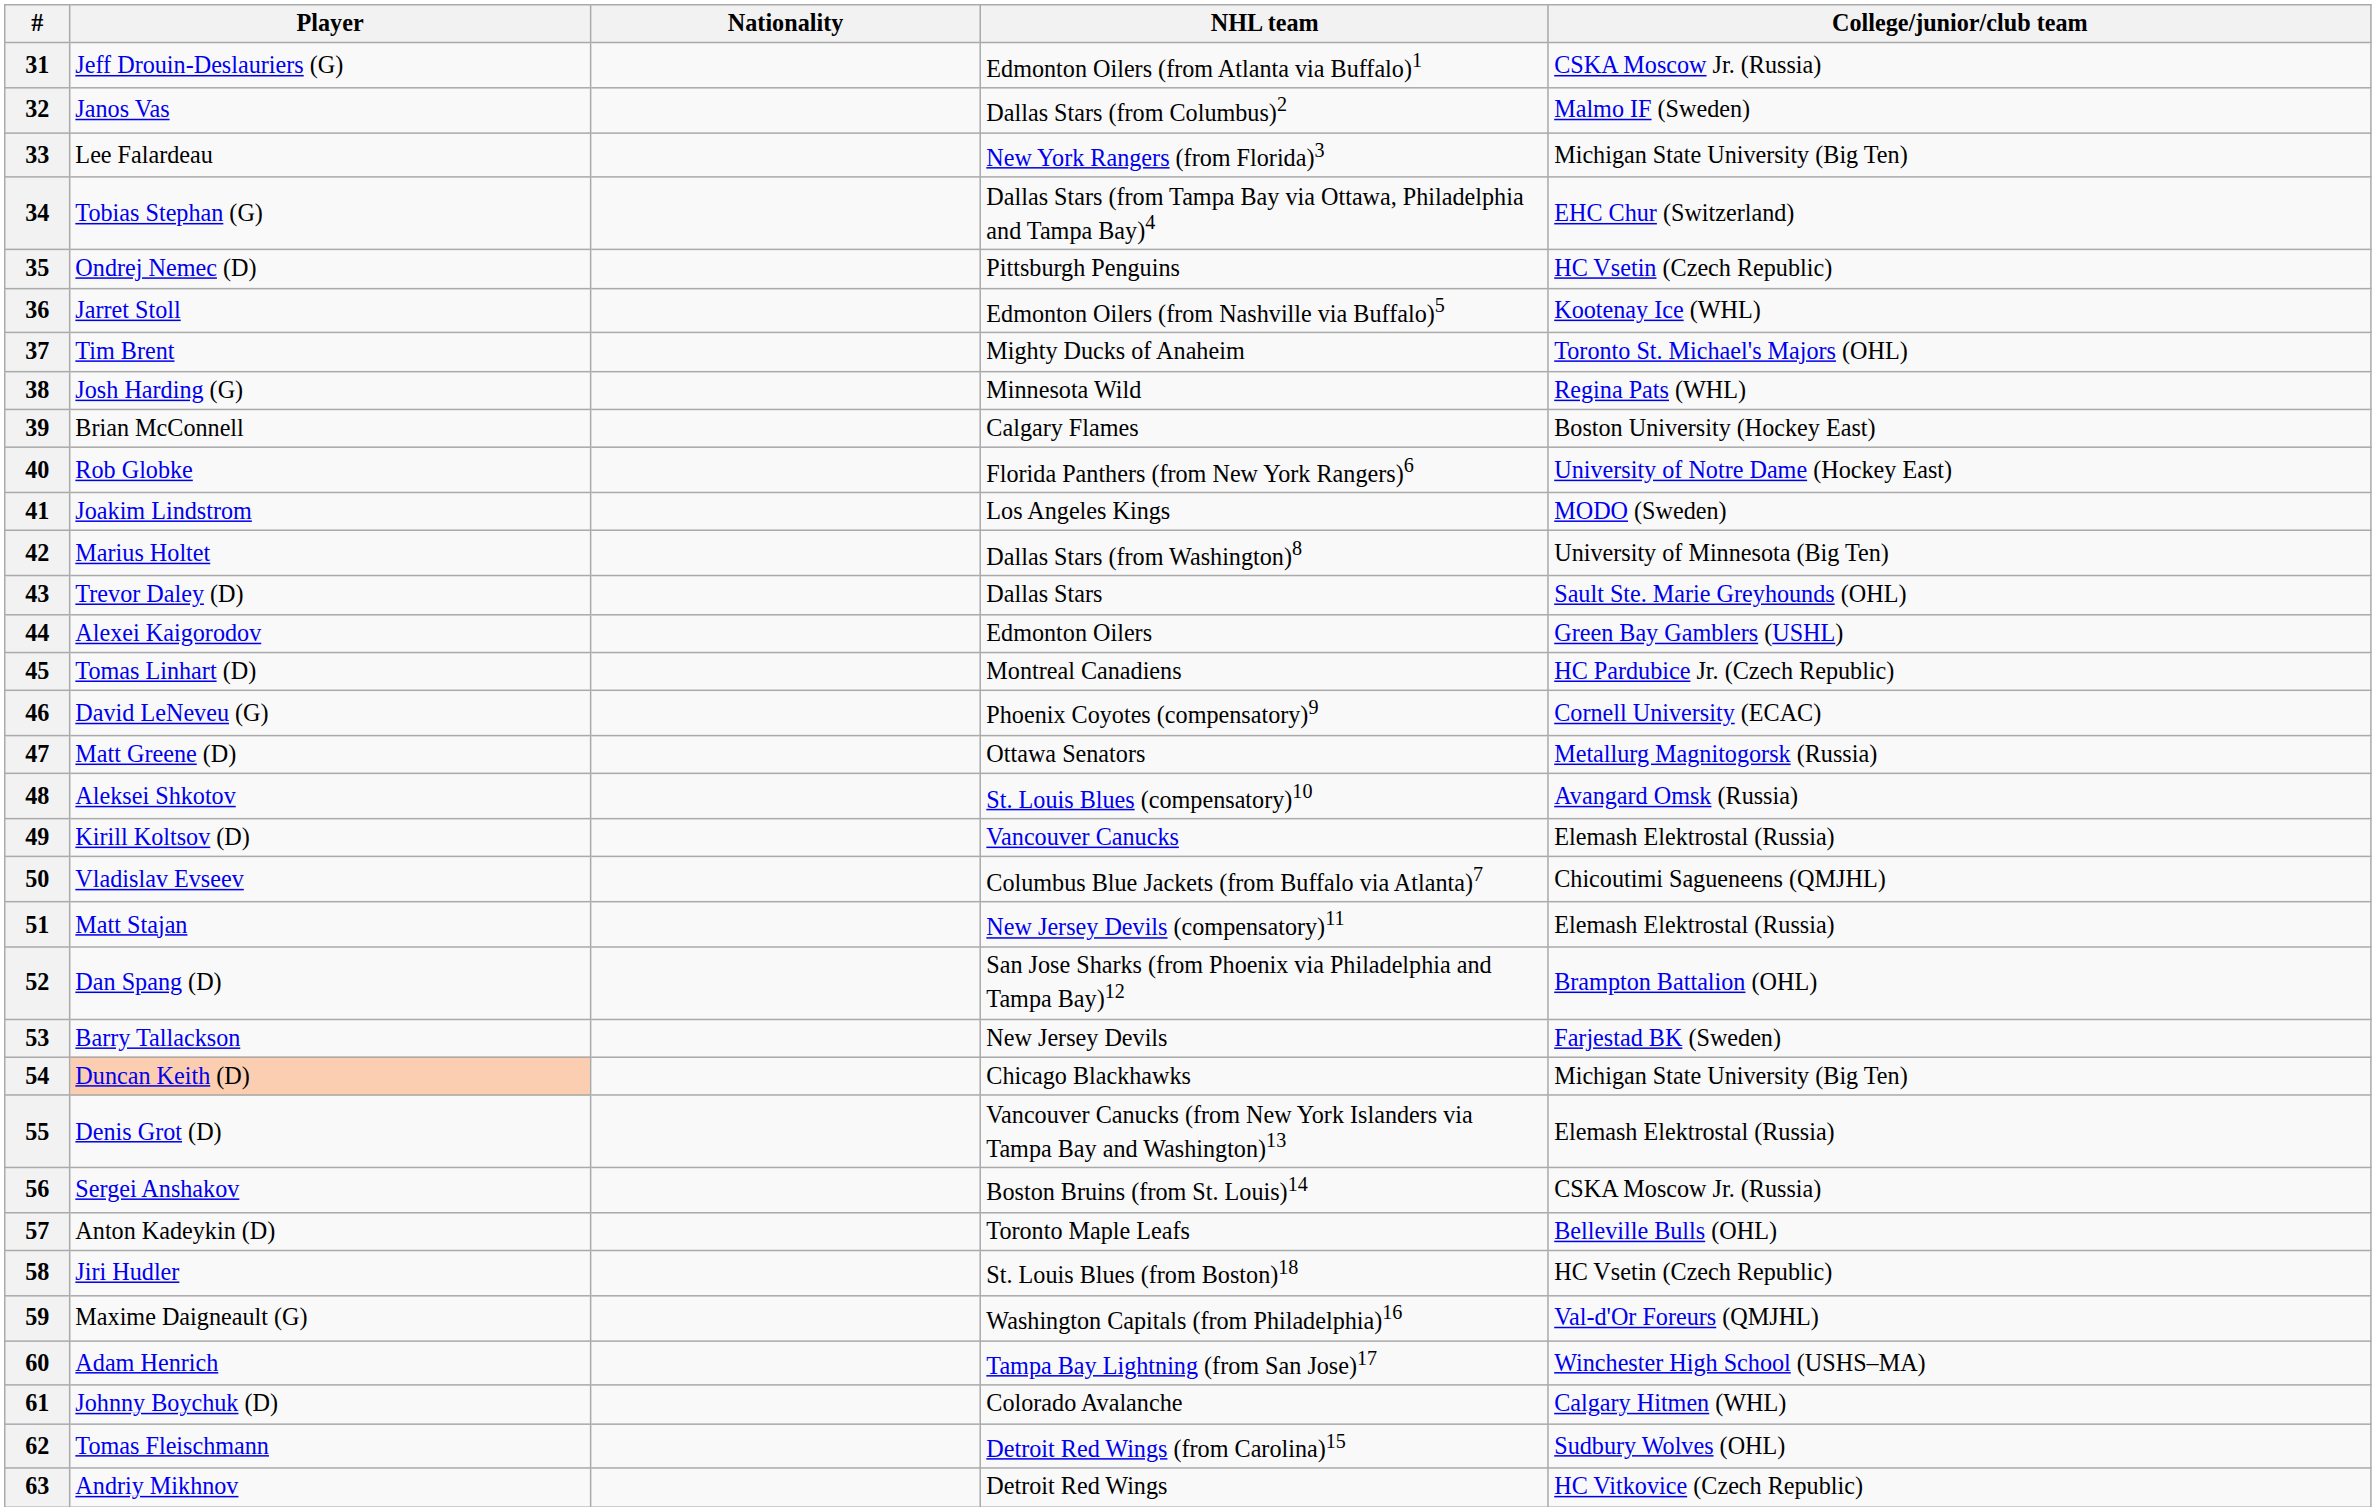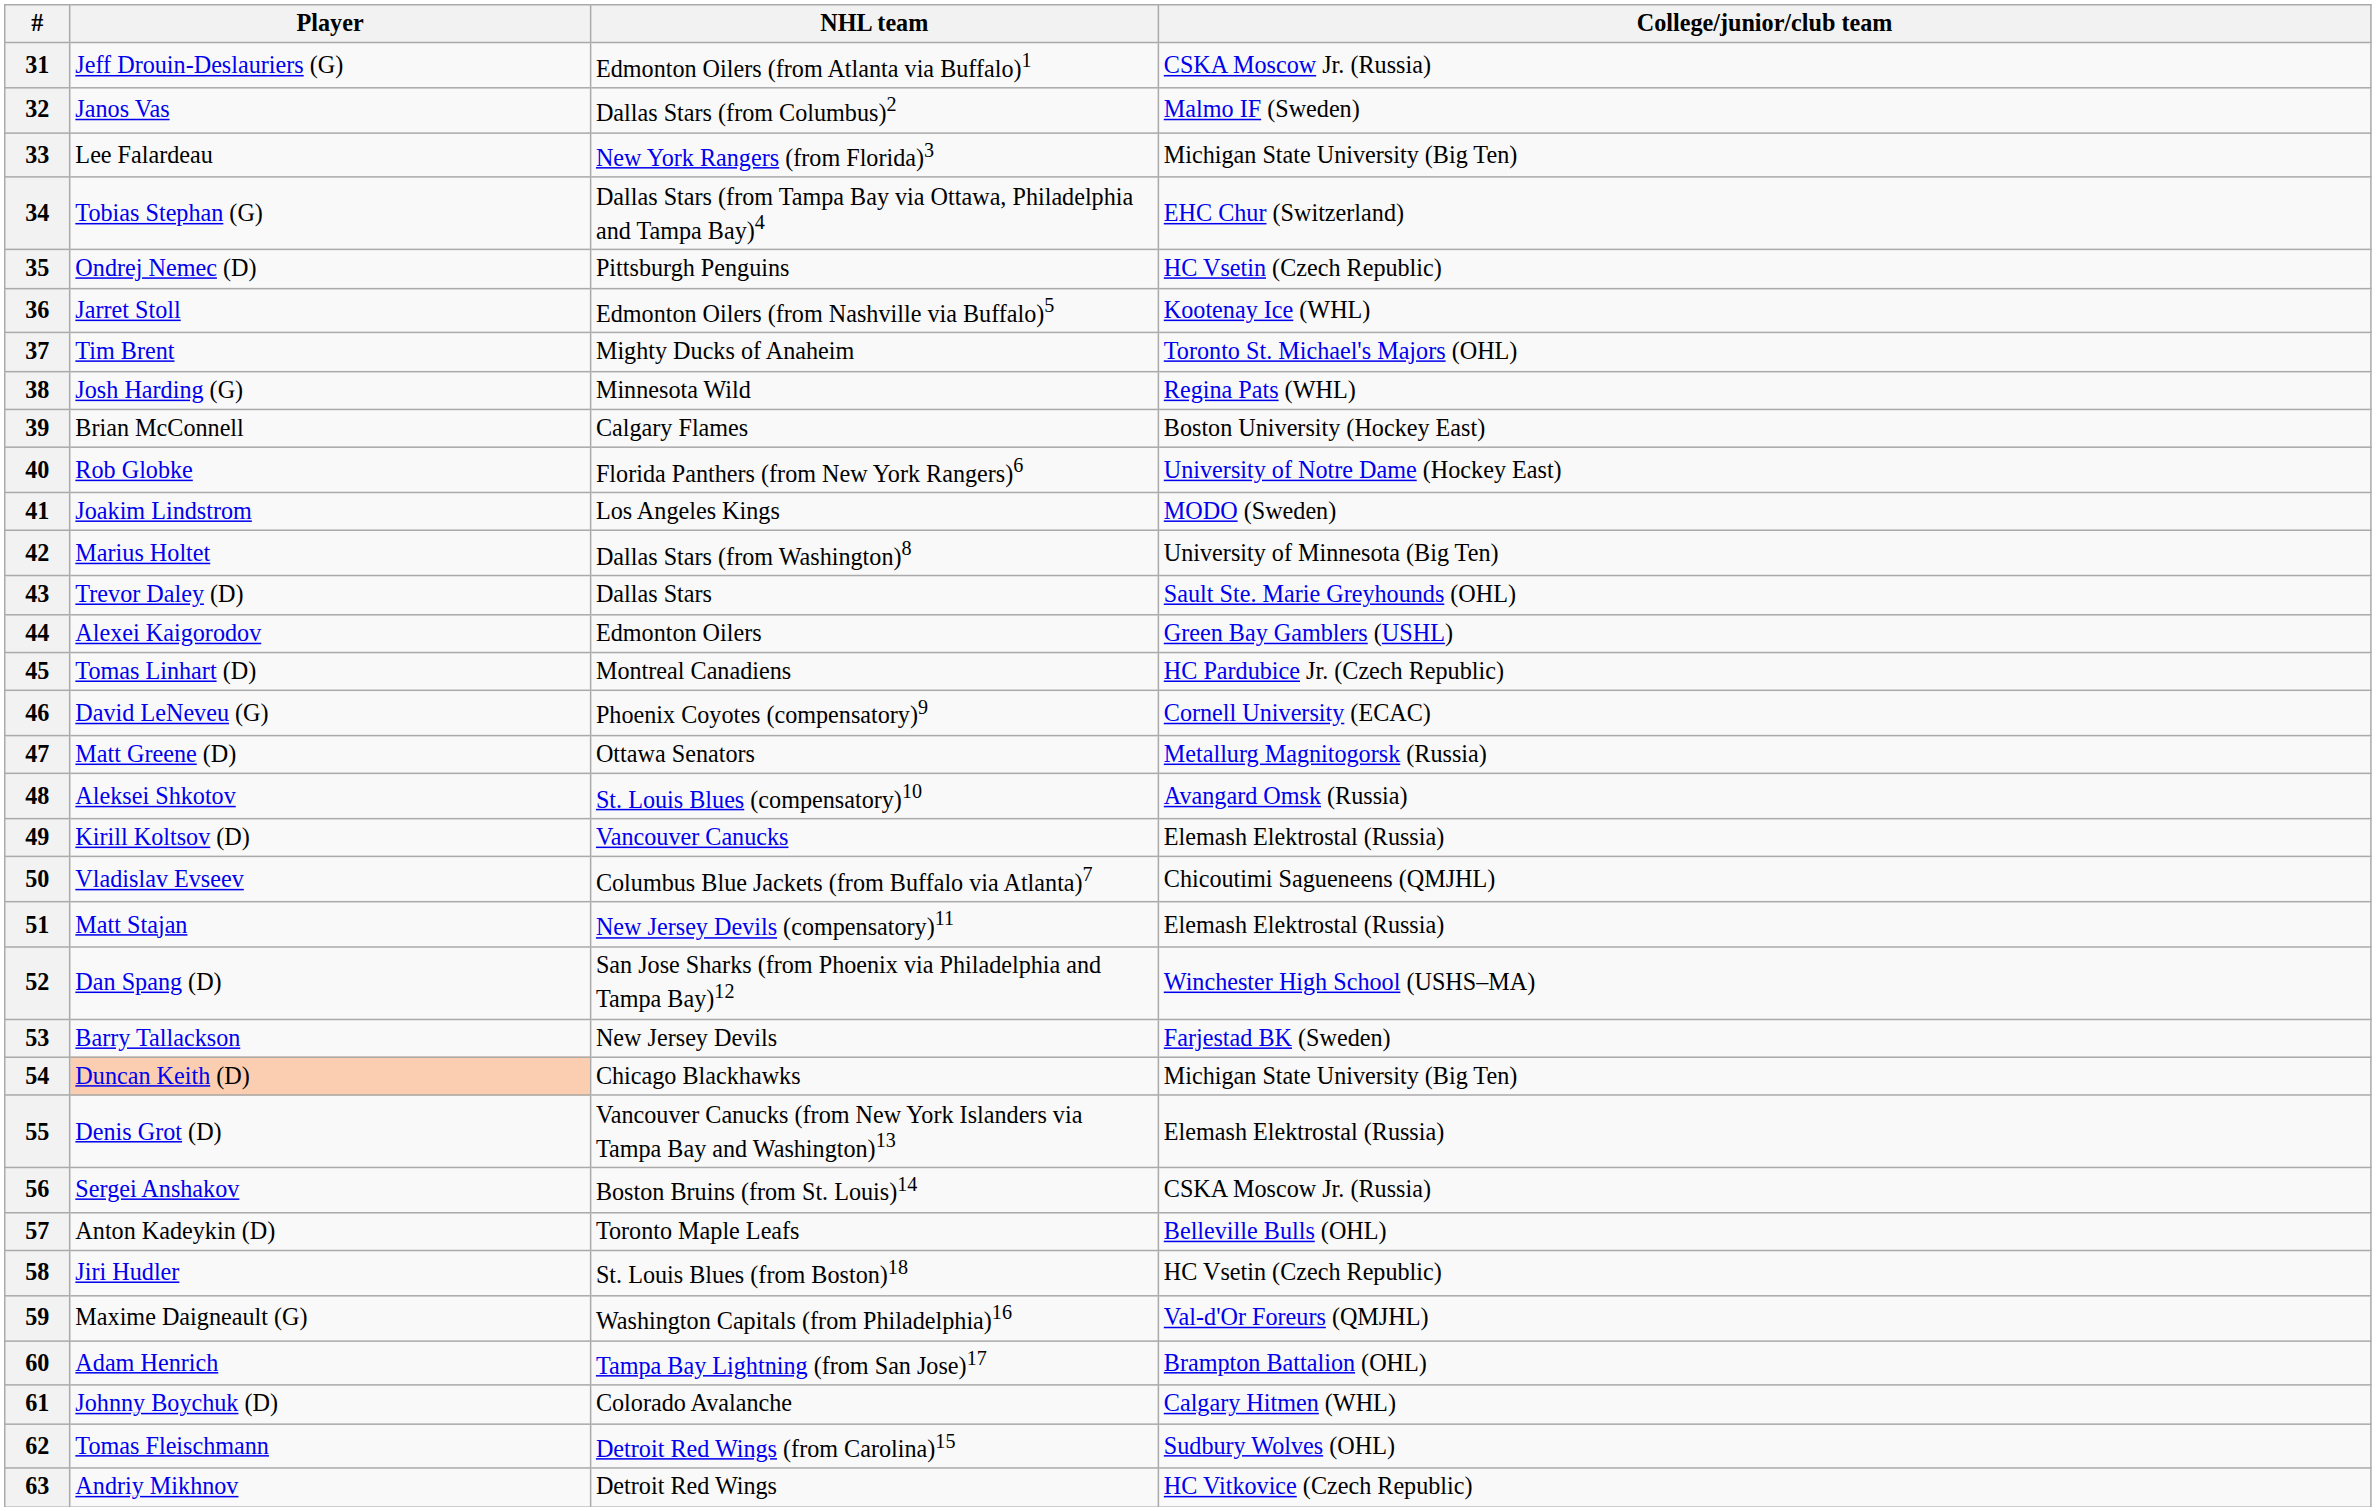- column: (786, 23)
(1686, 982) Brampton Battalion (OHL) -> (1350, 982) Winchester High School (USHS–MA)
(1740, 1362) Winchester High School (USHS–MA) -> (1295, 1362) Brampton Battalion (OHL)
